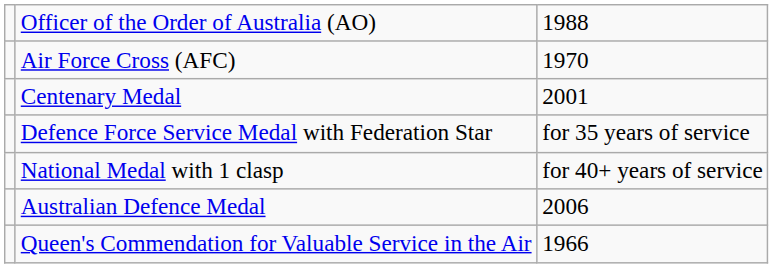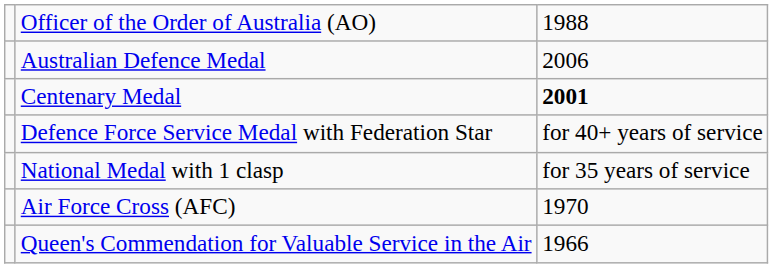rows swapped: (128, 59) <-> (143, 206)
(565, 96) normal -> (565, 96) bold
(646, 133) for 35 years of service -> (653, 133) for 40+ years of service
(653, 170) for 40+ years of service -> (646, 170) for 35 years of service
